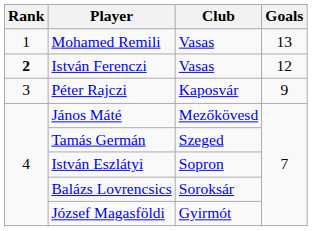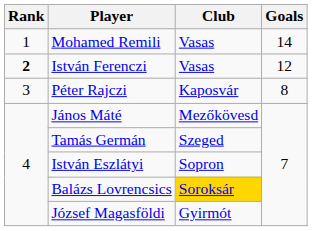(284, 41) 13 -> (284, 41) 14
(284, 90) 9 -> (284, 90) 8
(206, 189) no background -> (206, 189) gold background
